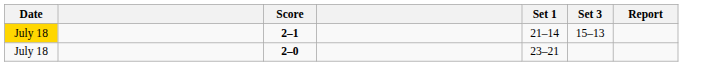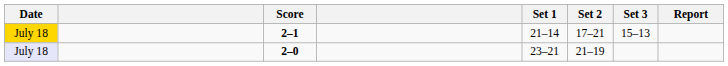+ column: (590, 14)
(31, 52) no background -> (31, 52) lavender background
